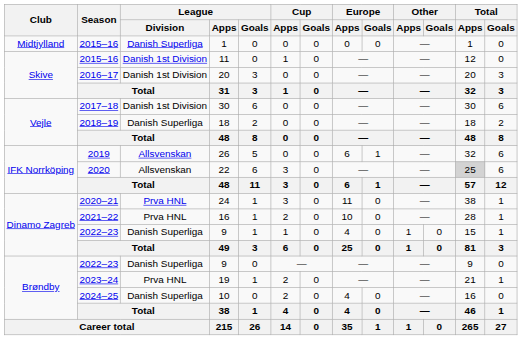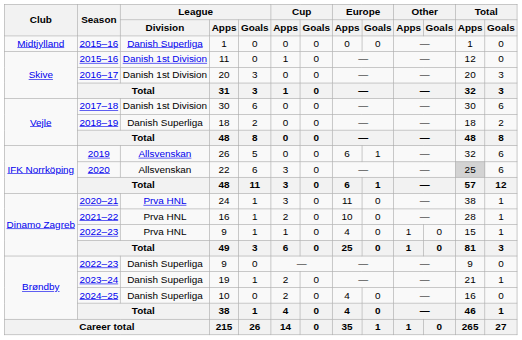(165, 232) Danish Superliga -> (165, 232) Prva HNL
(165, 279) Prva HNL -> (165, 279) Danish Superliga
